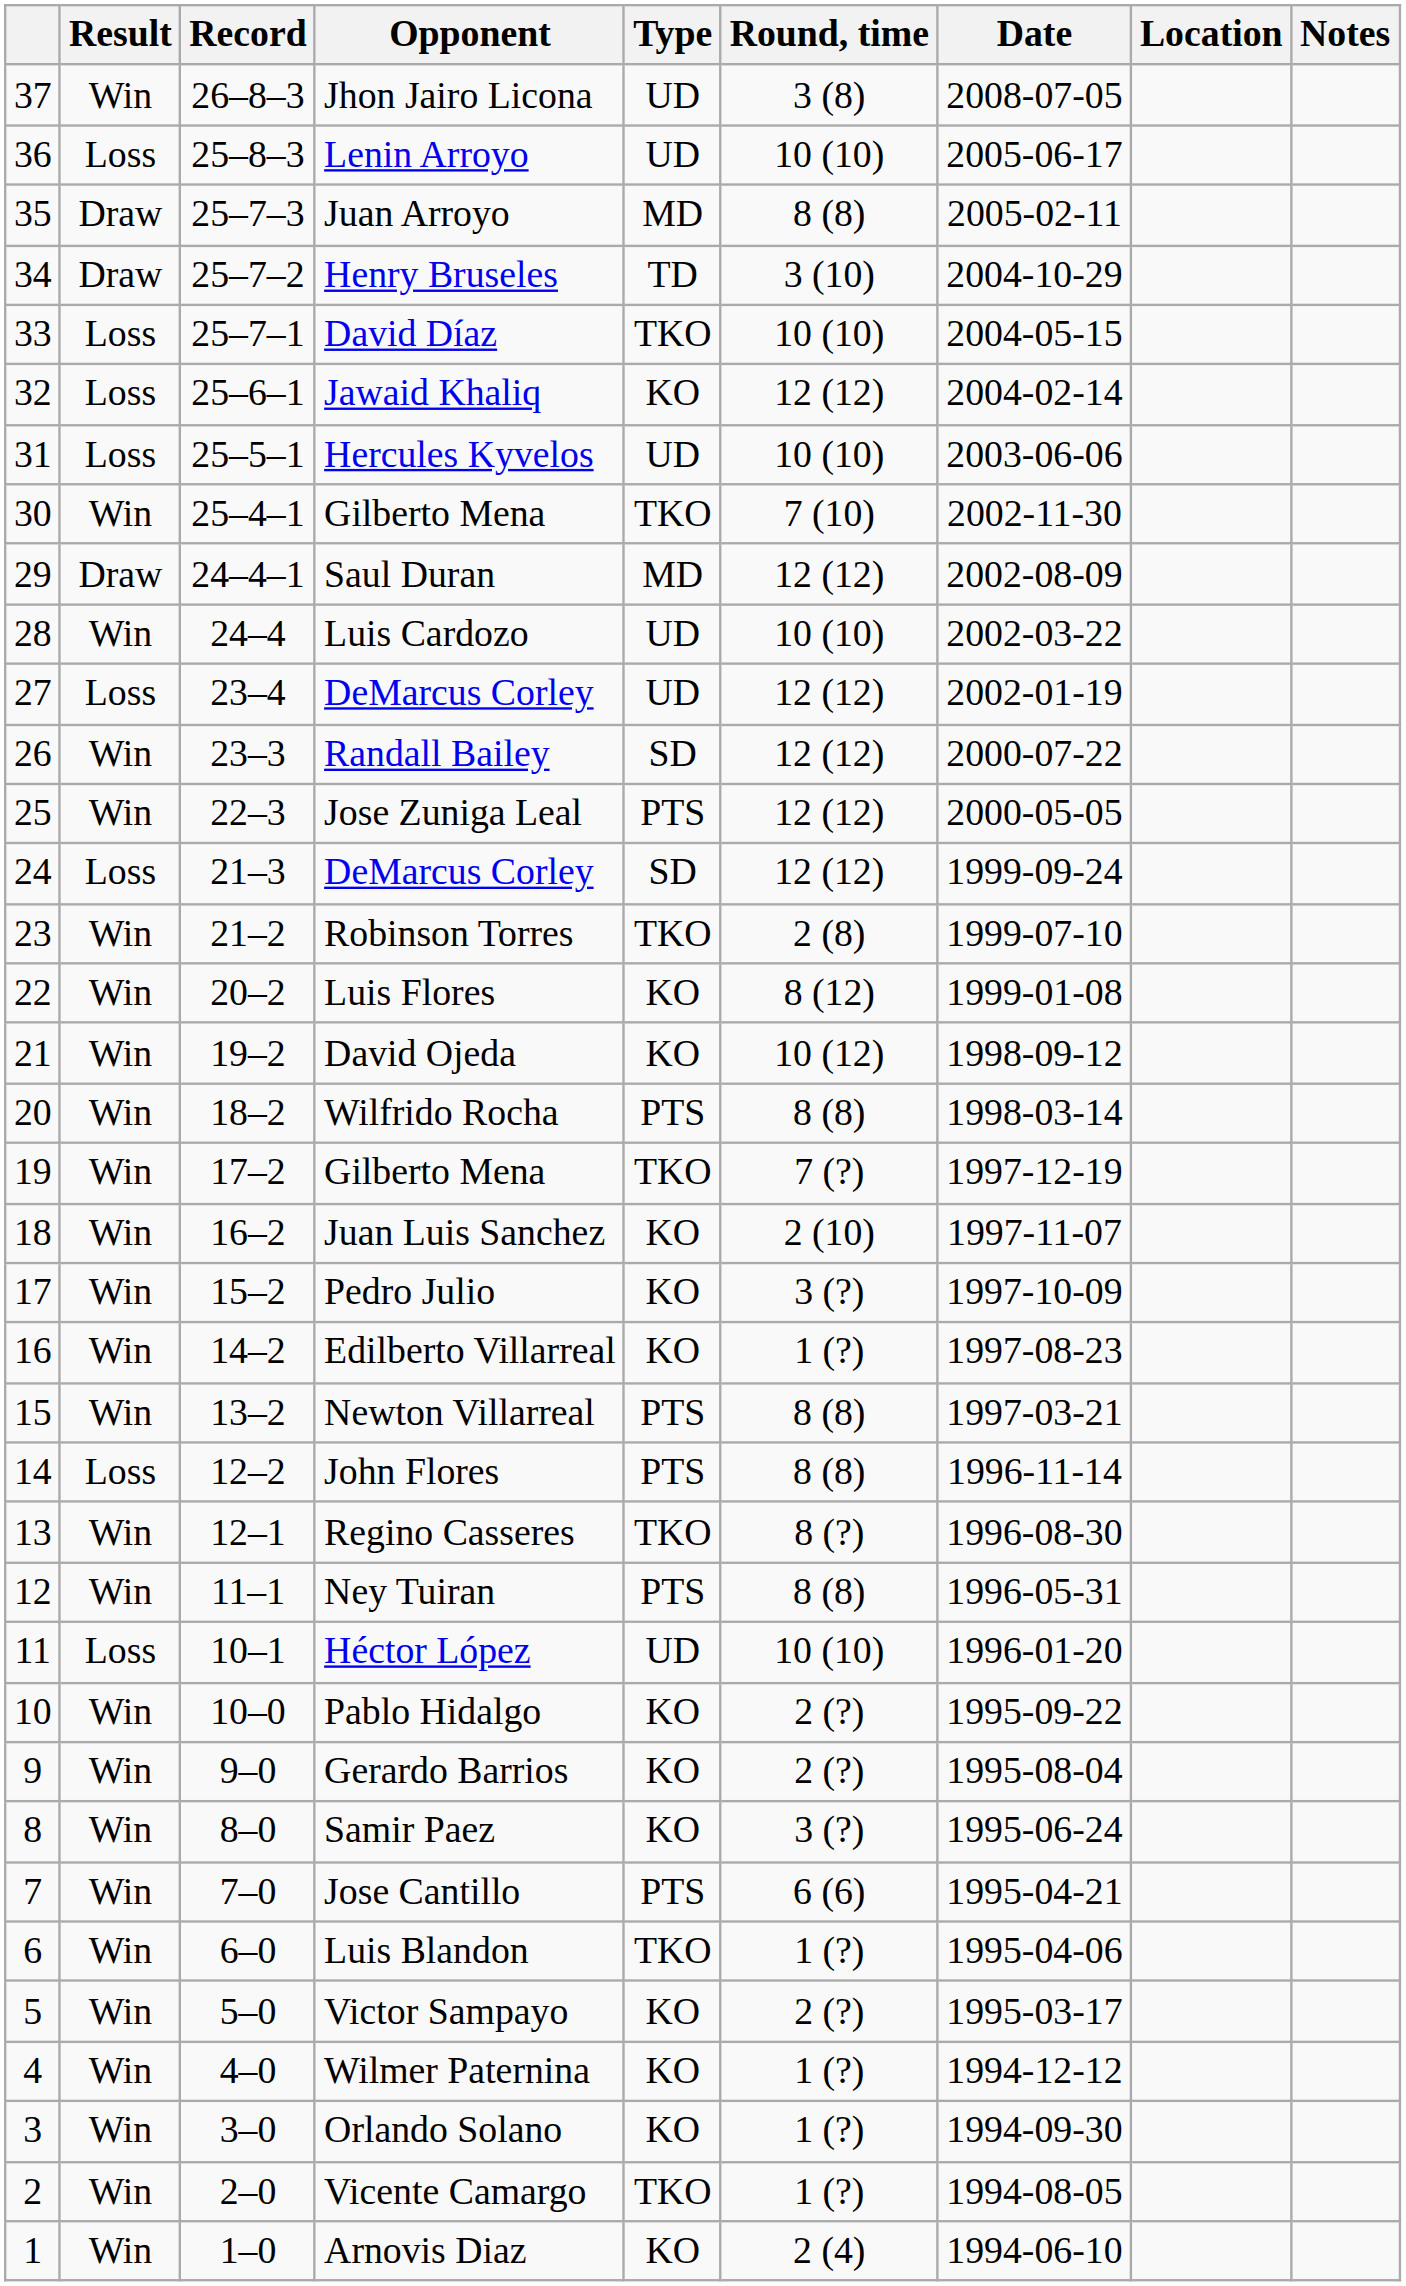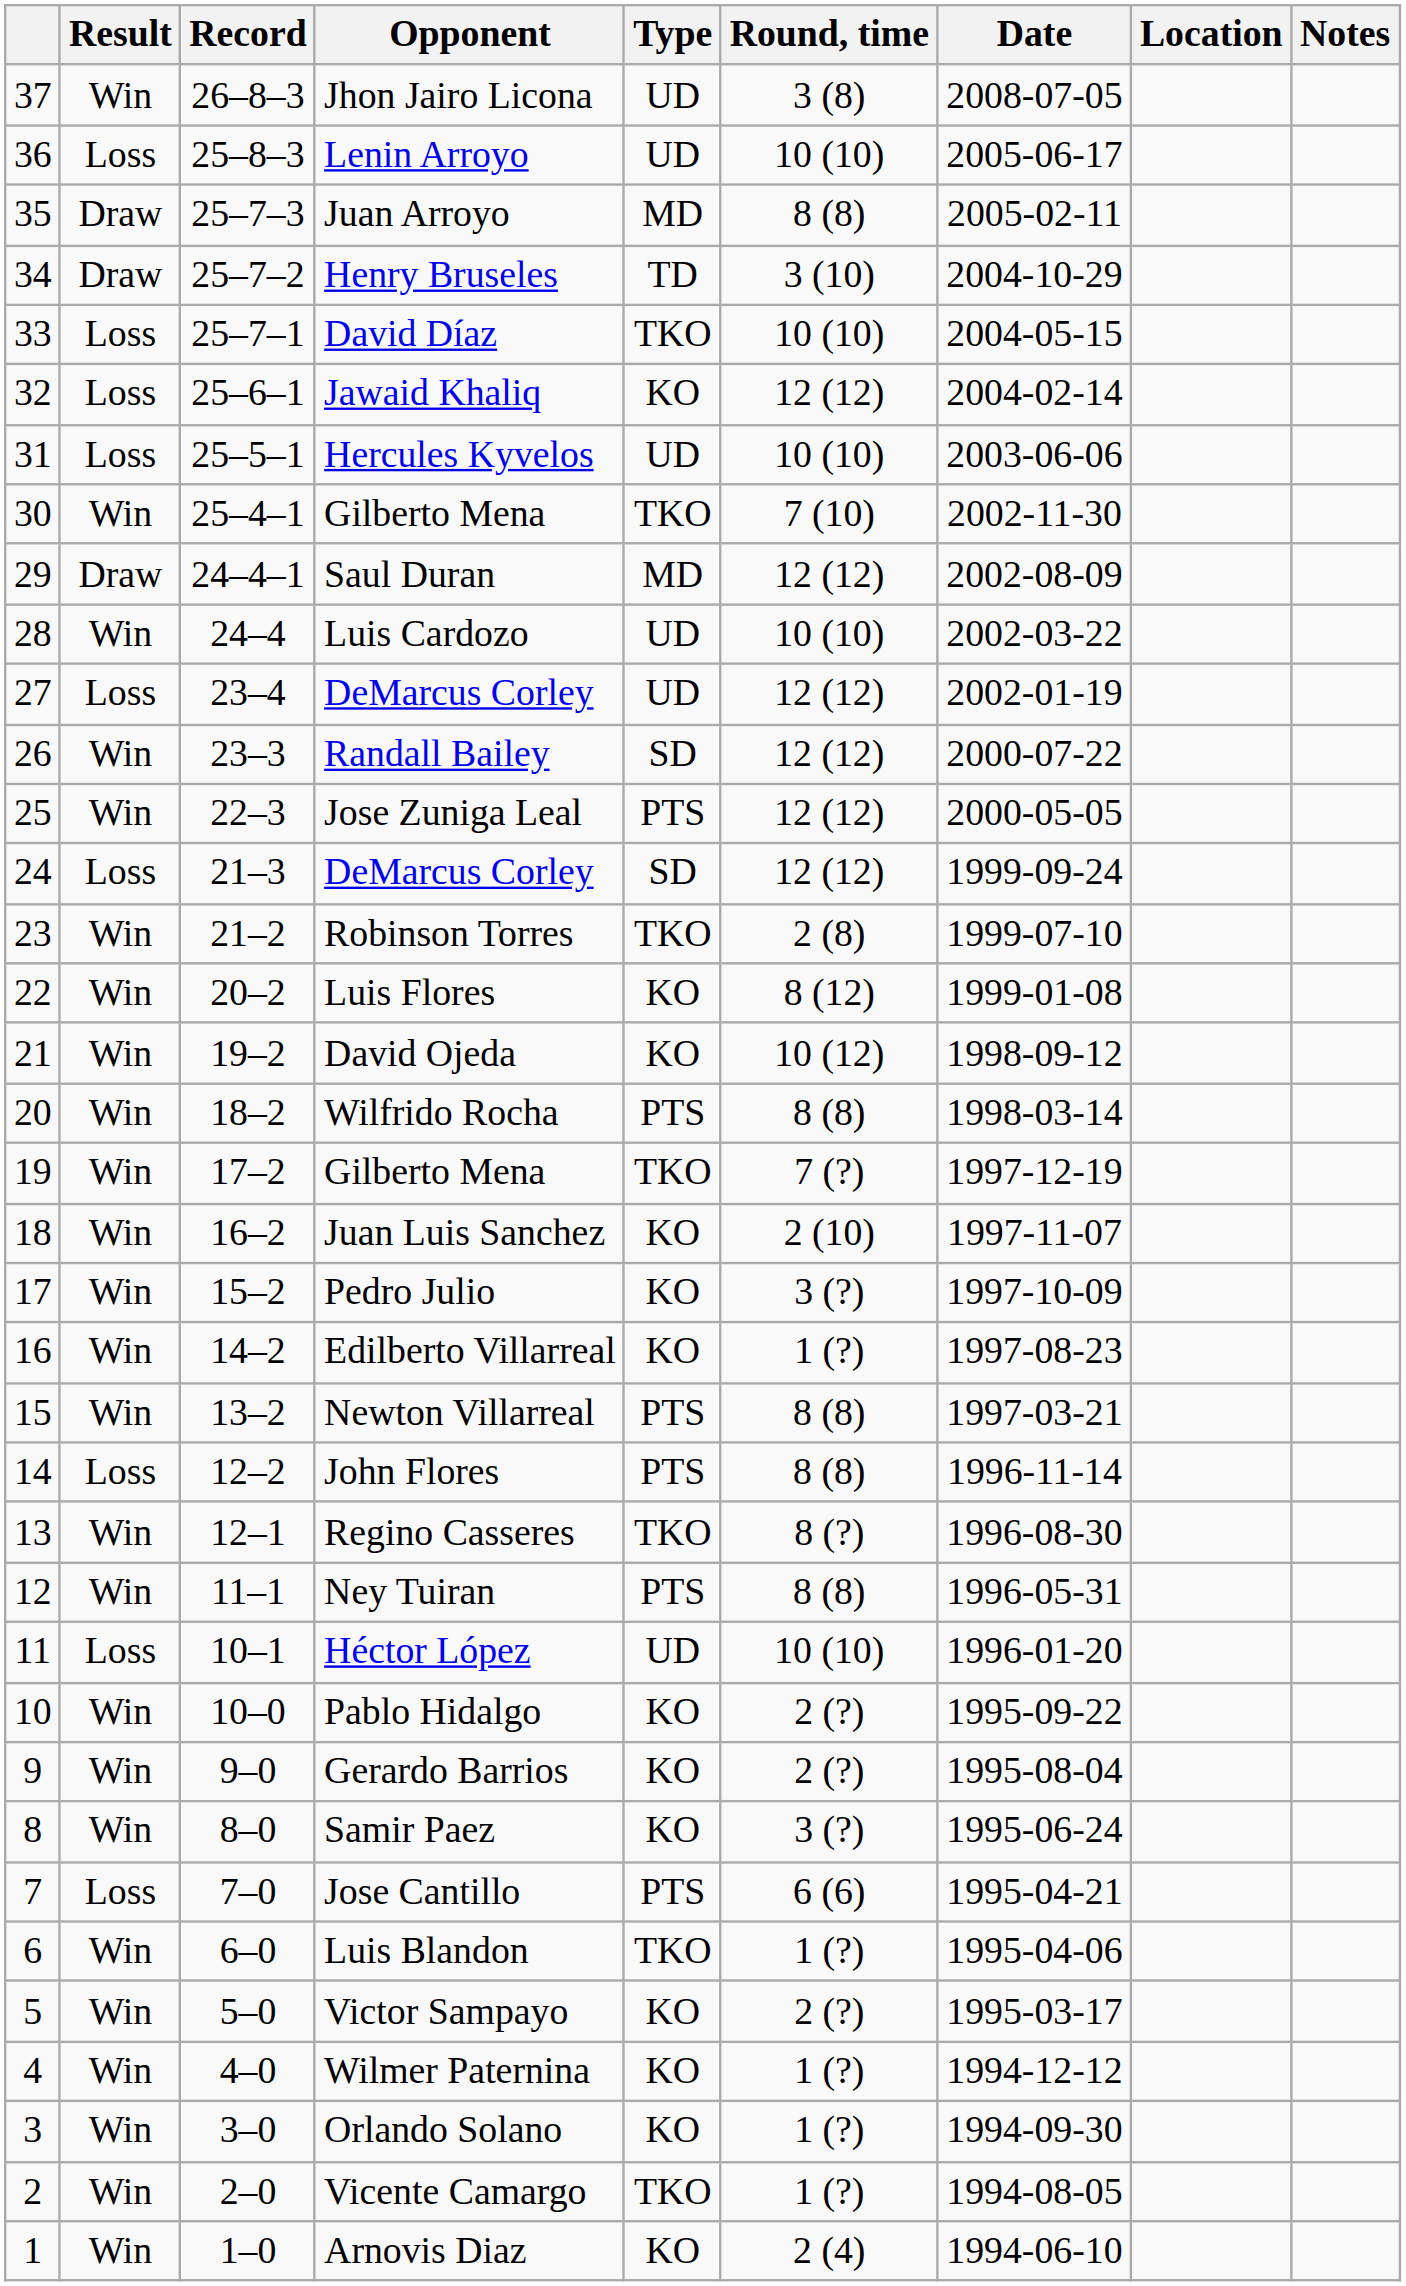(120, 1890) Win -> (120, 1890) Loss
